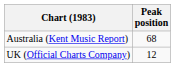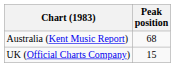(152, 54) 12 -> (152, 54) 15
